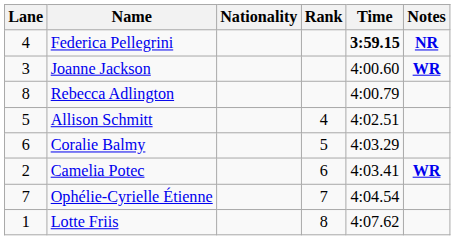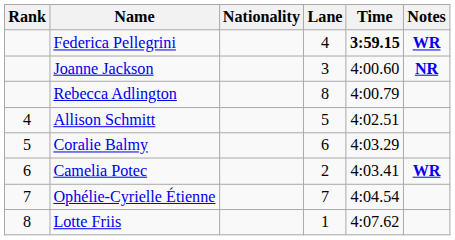columns swapped: (324, 17) <-> (26, 17)
(427, 42) NR -> (427, 42) WR
(427, 68) WR -> (427, 68) NR
